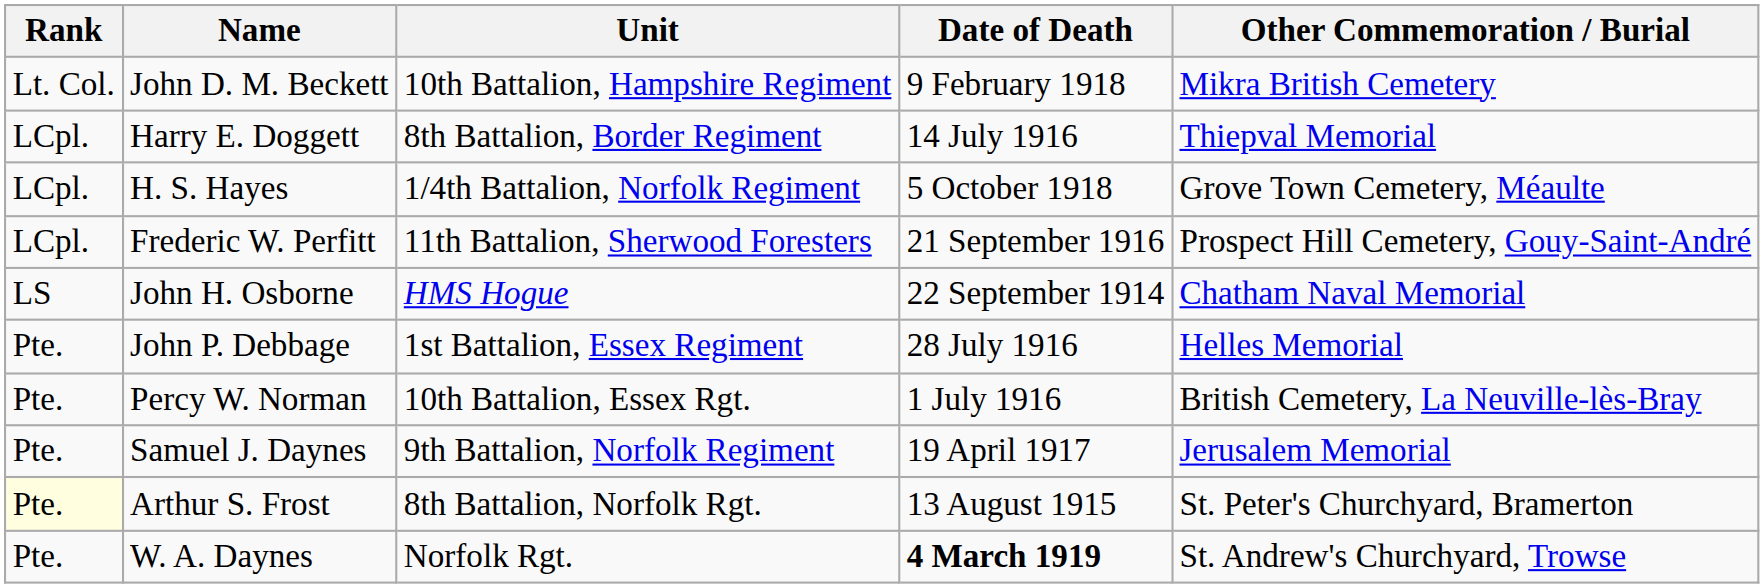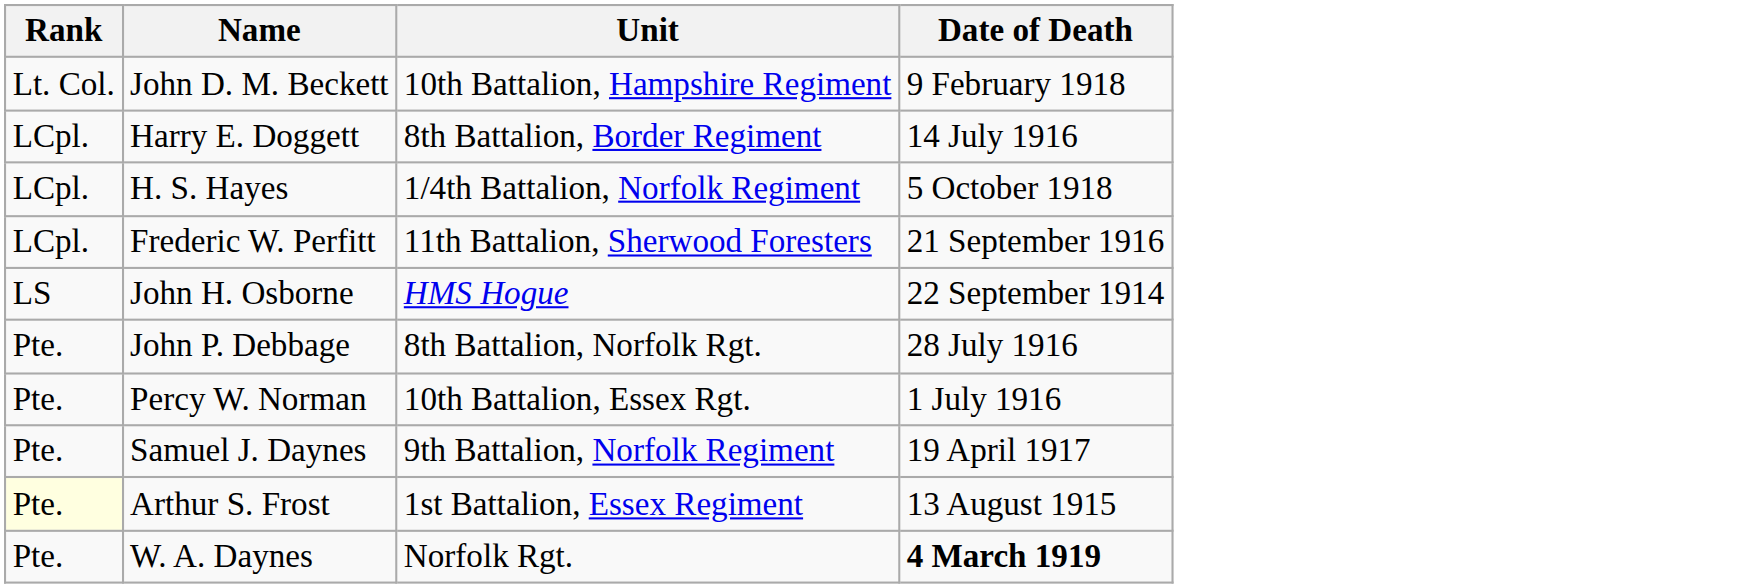- column: (1465, 30)
(603, 345) 1st Battalion, Essex Regiment -> (583, 345) 8th Battalion, Norfolk Rgt.
(583, 503) 8th Battalion, Norfolk Rgt. -> (603, 503) 1st Battalion, Essex Regiment
